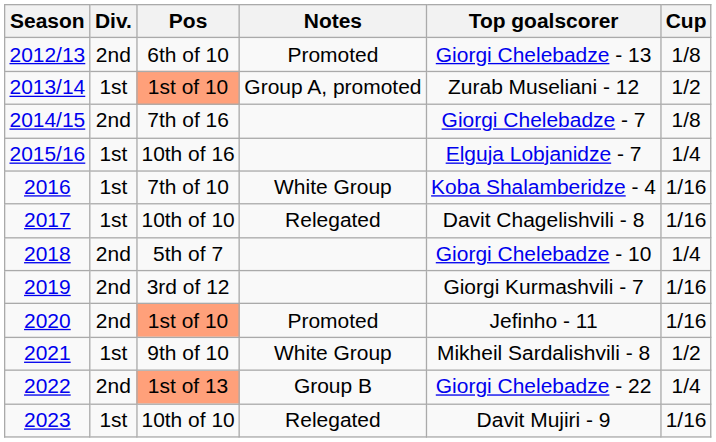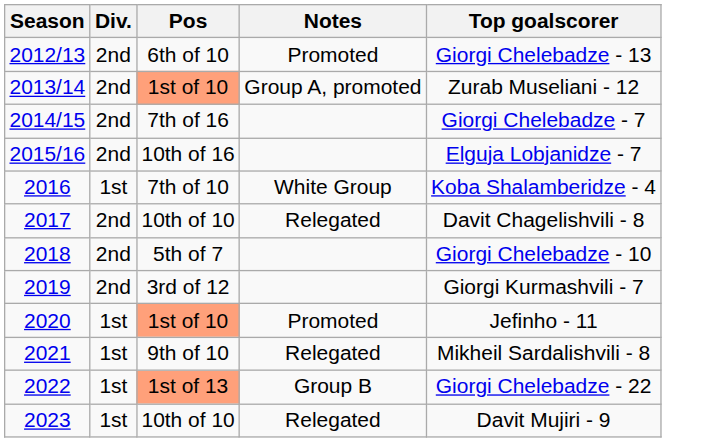- column: (686, 21)
(113, 87) 1st -> (113, 87) 2nd
(113, 154) 1st -> (113, 154) 2nd
(113, 220) 1st -> (113, 220) 2nd
(113, 320) 2nd -> (113, 320) 1st
(333, 353) White Group -> (333, 353) Relegated
(113, 386) 2nd -> (113, 386) 1st
